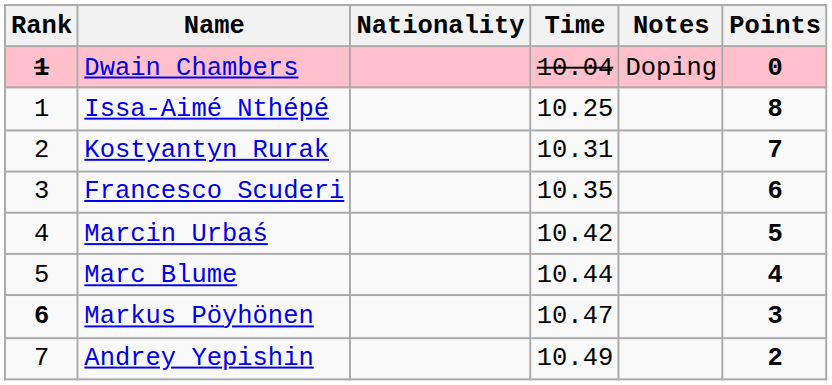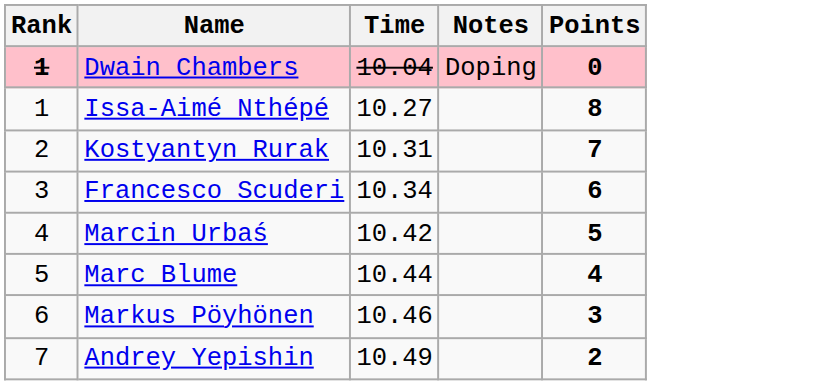- column: (441, 26)
(575, 109) 10.25 -> (395, 109) 10.27
(575, 192) 10.35 -> (395, 192) 10.34
(42, 316) bold -> (42, 316) normal
(575, 316) 10.47 -> (395, 316) 10.46
